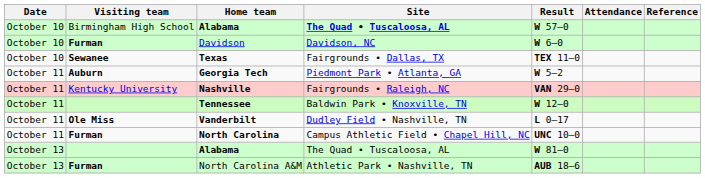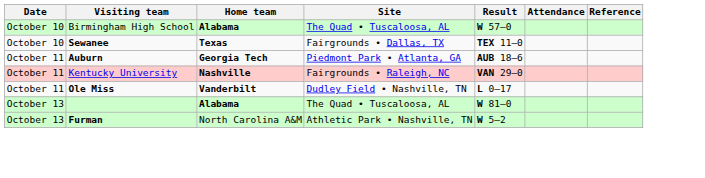(378, 28) bold -> (378, 28) normal
- row: (86, 43)
(549, 74) W 5–2 -> (500, 58) AUB 18–6
- row: (131, 105)
- row: (86, 135)
(557, 166) AUB 18–6 -> (491, 120) W 5–2
